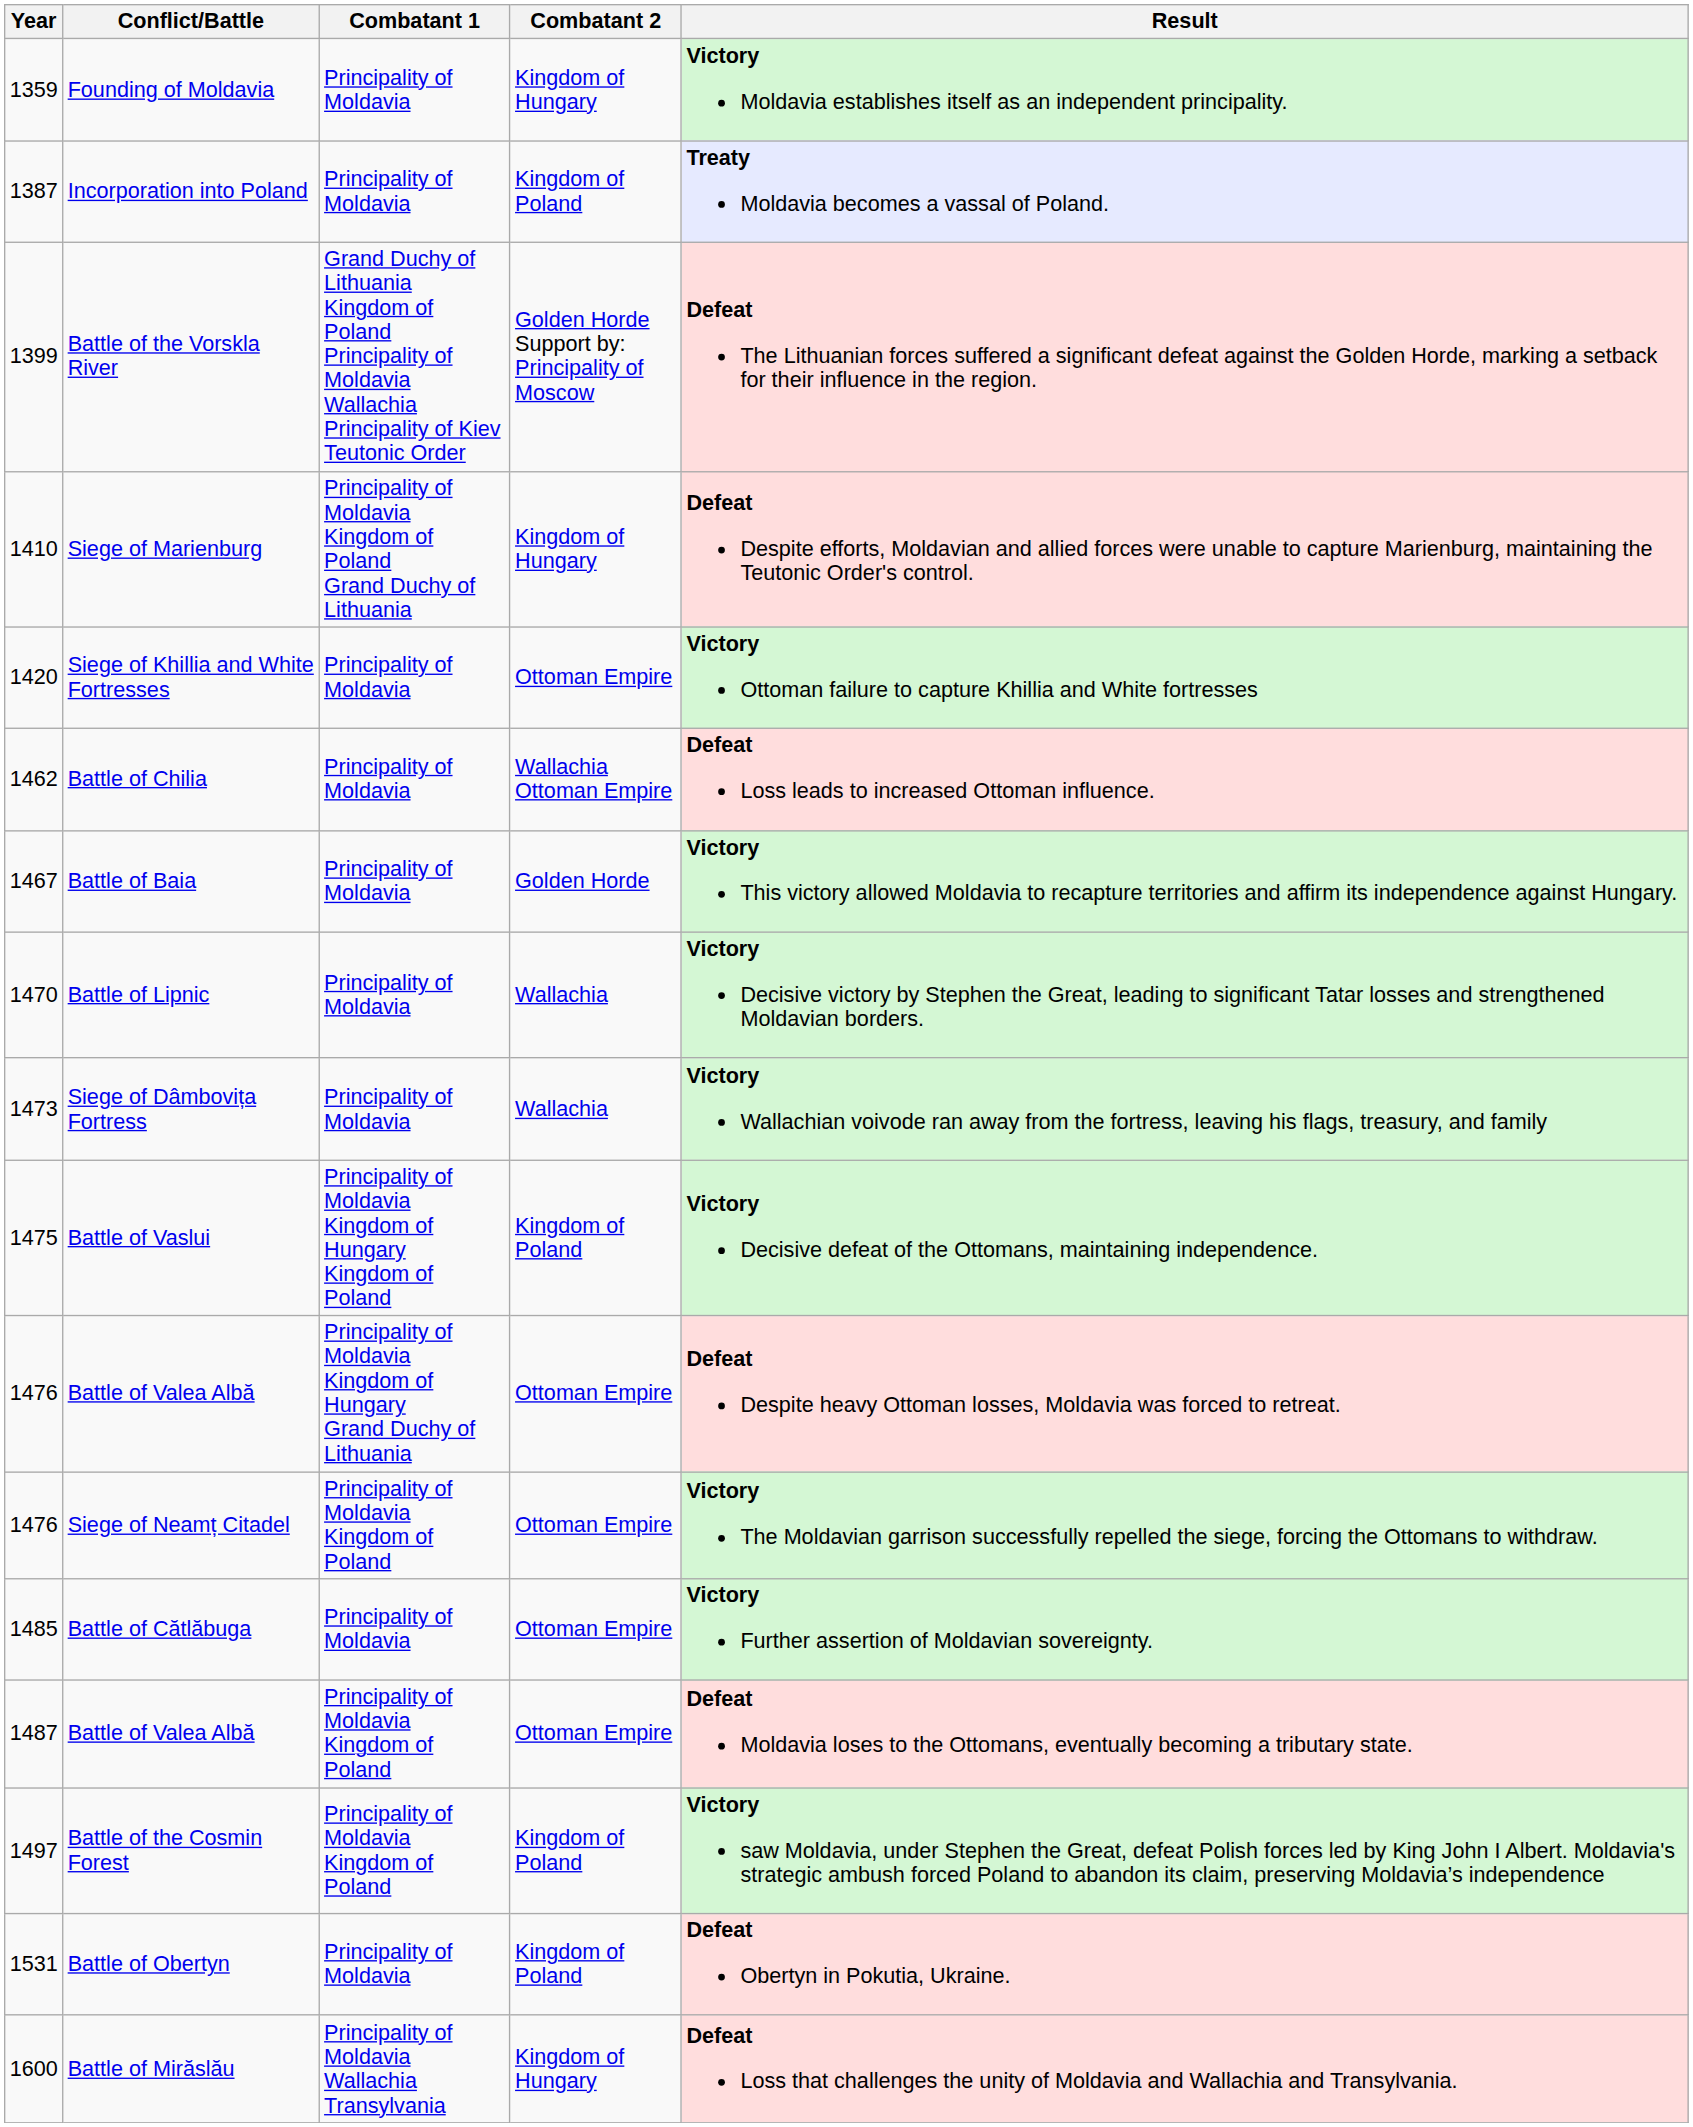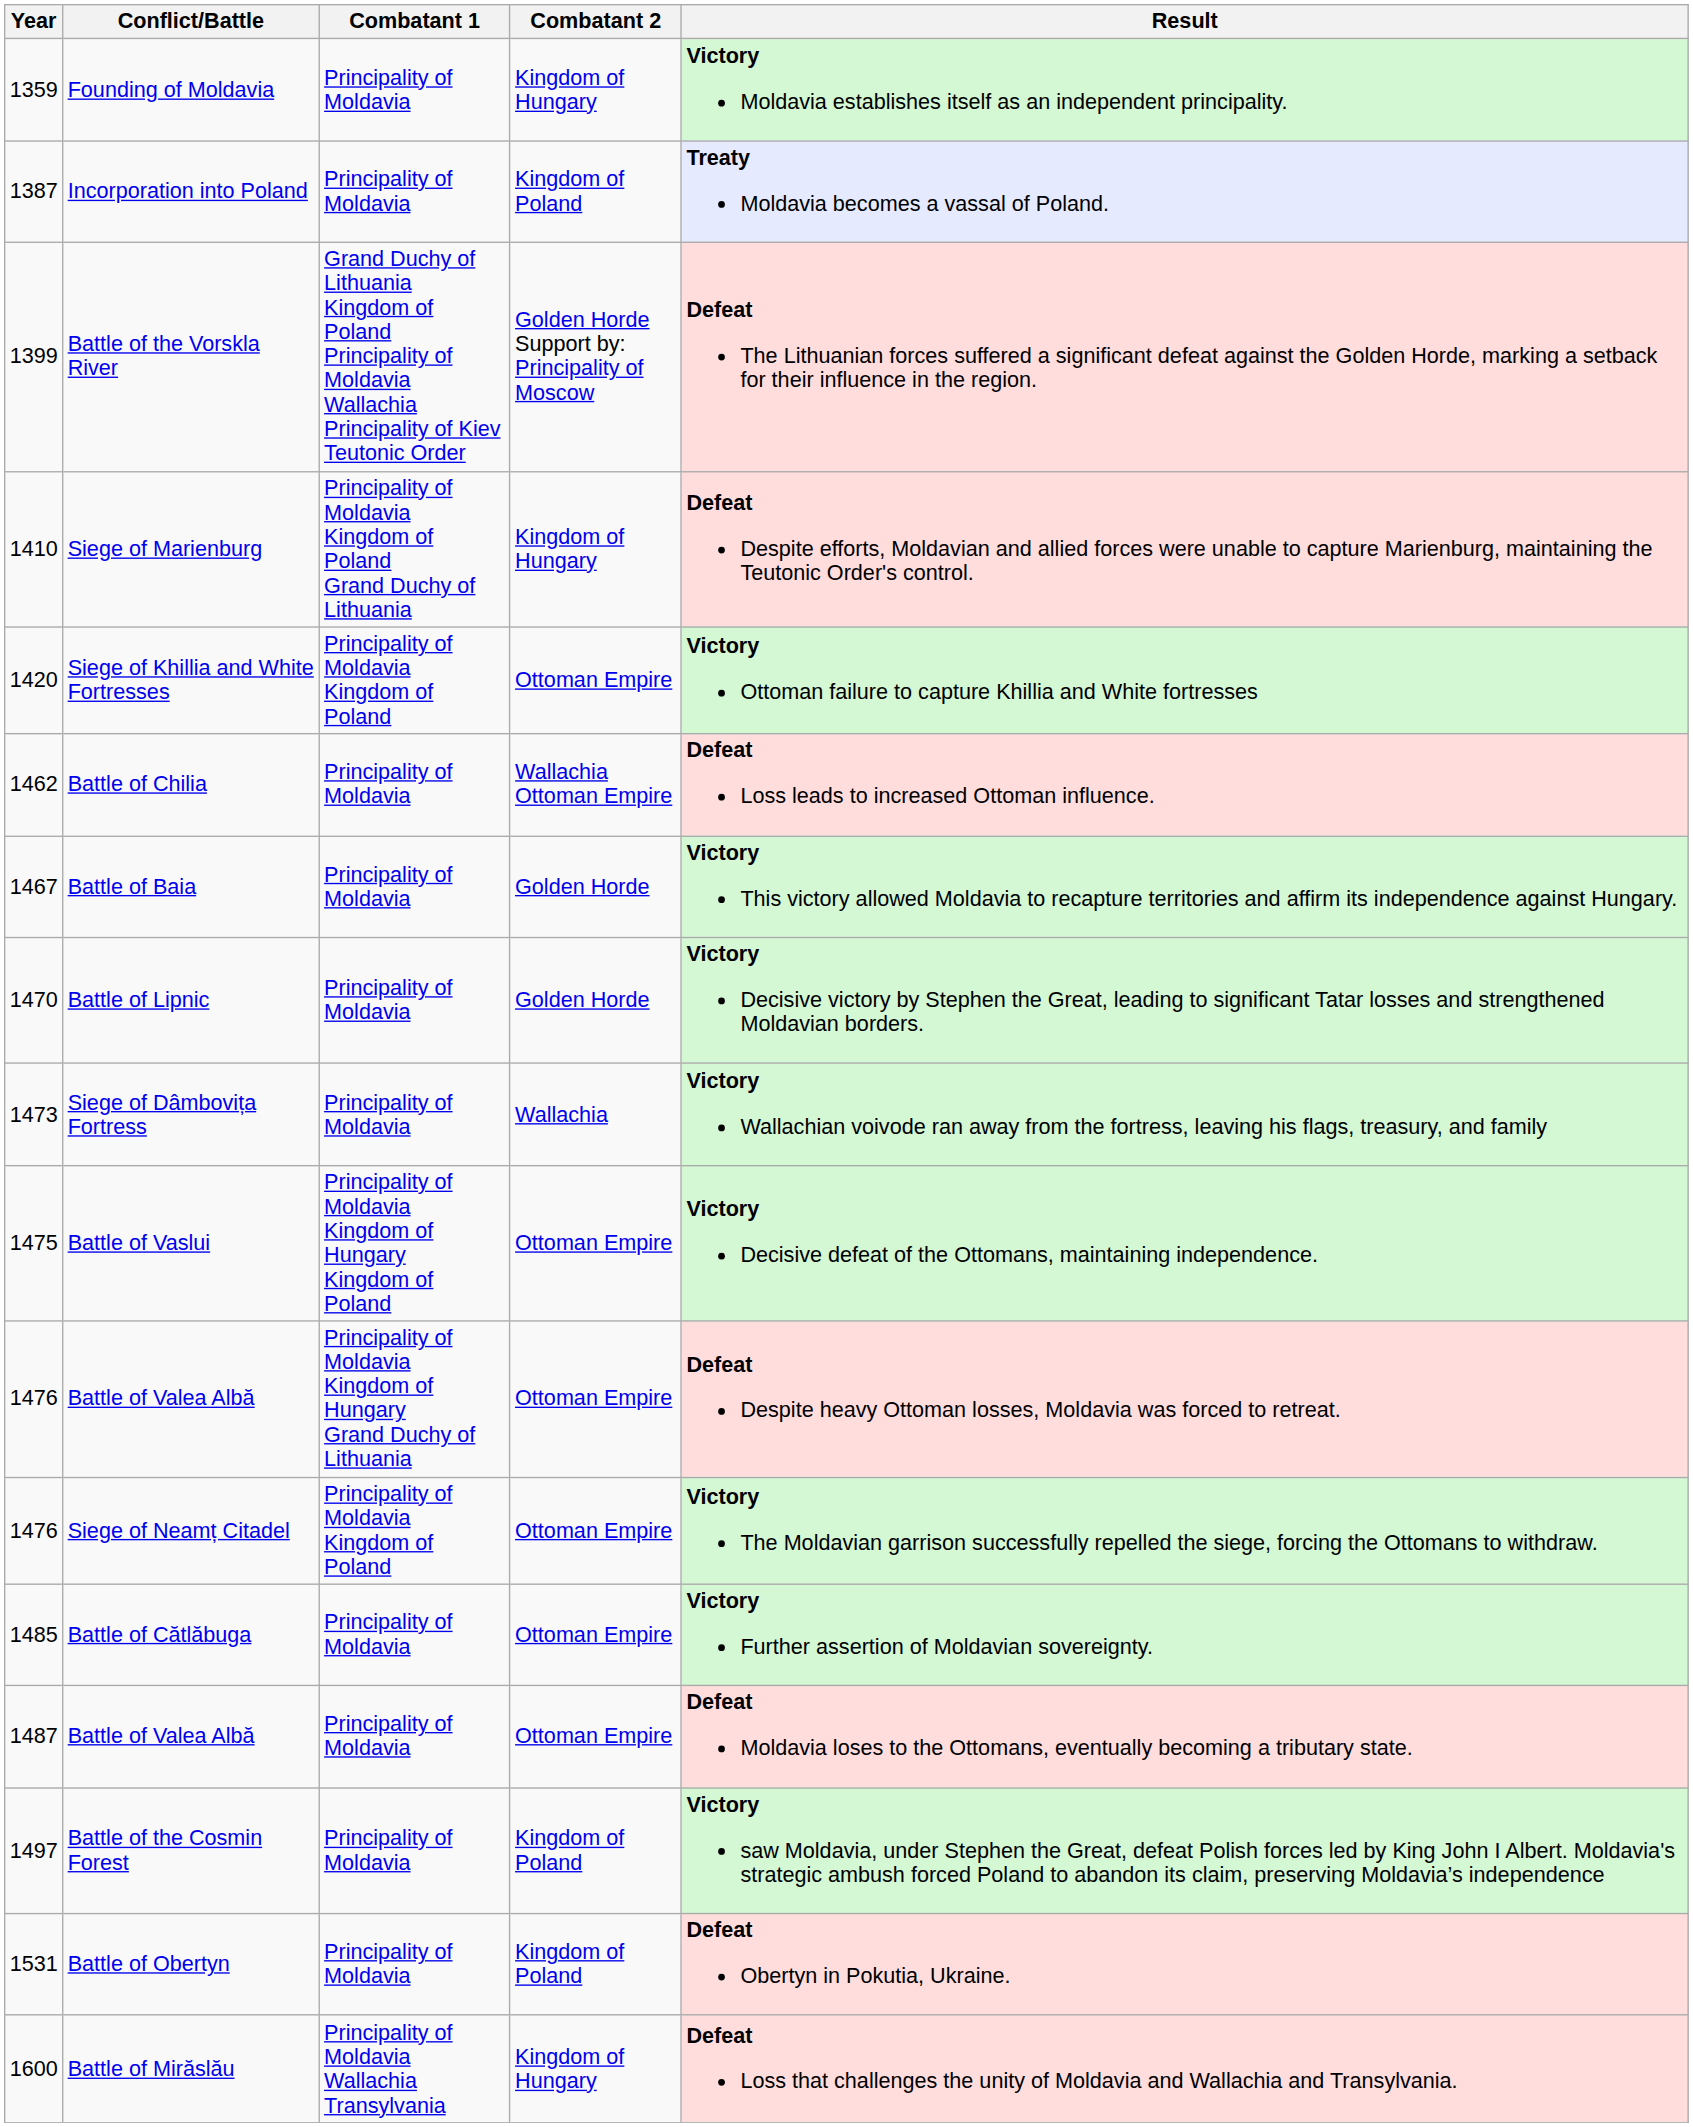(388, 677) Principality of Moldavia -> (388, 680) Principality of Moldavia Kingdom of Poland
(561, 994) Wallachia -> (582, 1000) Golden Horde
(570, 1237) Kingdom of Poland -> (594, 1243) Ottoman Empire
(388, 1733) Principality of Moldavia Kingdom of Poland -> (388, 1736) Principality of Moldavia
(388, 1850) Principality of Moldavia Kingdom of Poland -> (388, 1850) Principality of Moldavia
